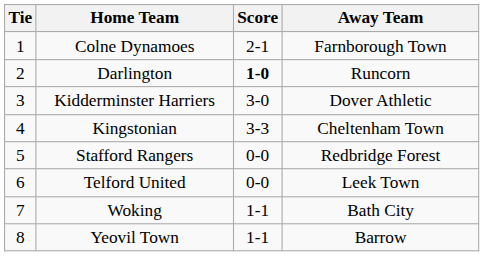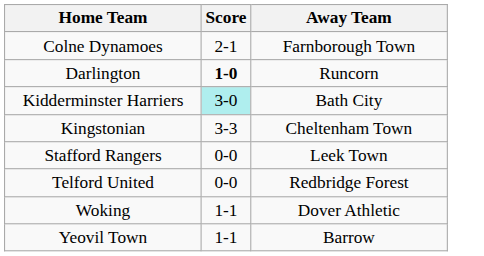- column: (20, 18)
(258, 100) no background -> (226, 100) paleturquoise background
(381, 100) Dover Athletic -> (349, 100) Bath City
(381, 155) Redbridge Forest -> (349, 155) Leek Town
(381, 182) Leek Town -> (349, 182) Redbridge Forest
(381, 210) Bath City -> (349, 210) Dover Athletic
